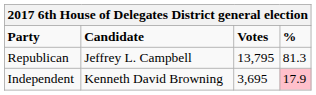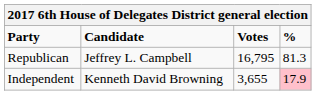(256, 57) 13,795 -> (256, 57) 16,795
(252, 79) 3,695 -> (252, 79) 3,655
